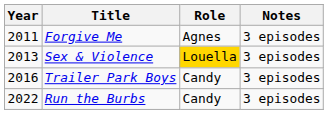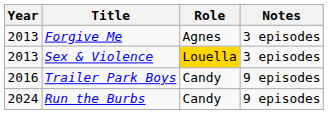(23, 36) 2011 -> (23, 36) 2013
(282, 78) 3 episodes -> (282, 78) 9 episodes
(23, 99) 2022 -> (23, 99) 2024
(282, 99) 3 episodes -> (282, 99) 9 episodes
